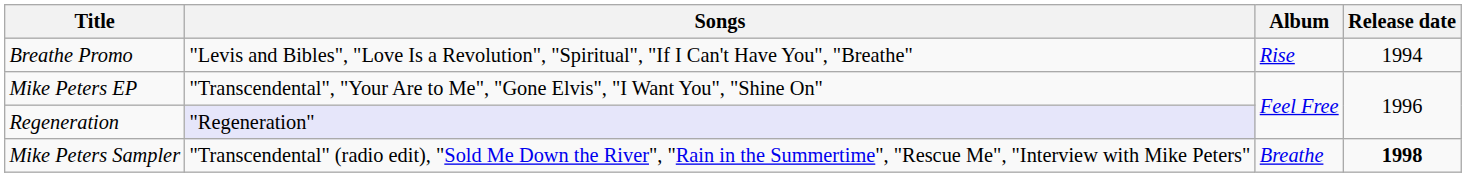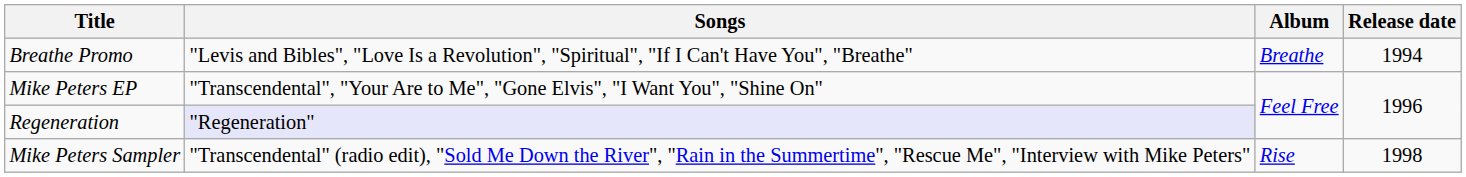(1277, 55) Rise -> (1292, 55) Breathe
(1292, 155) Breathe -> (1277, 155) Rise
(1402, 155) bold -> (1402, 155) normal
